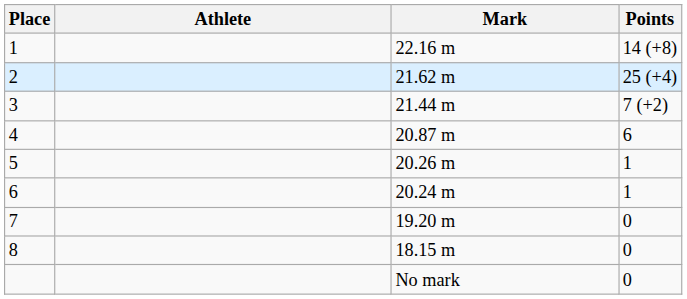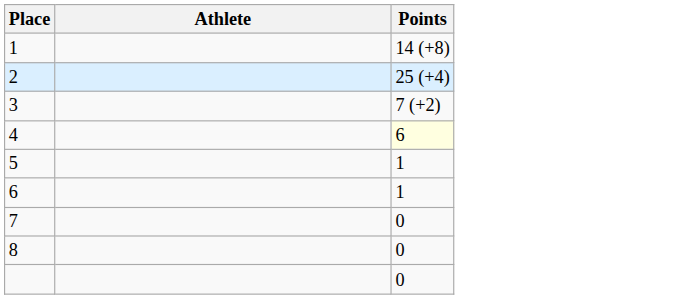- column: (505, 18)
(627, 134) no background -> (400, 134) lightyellow background
